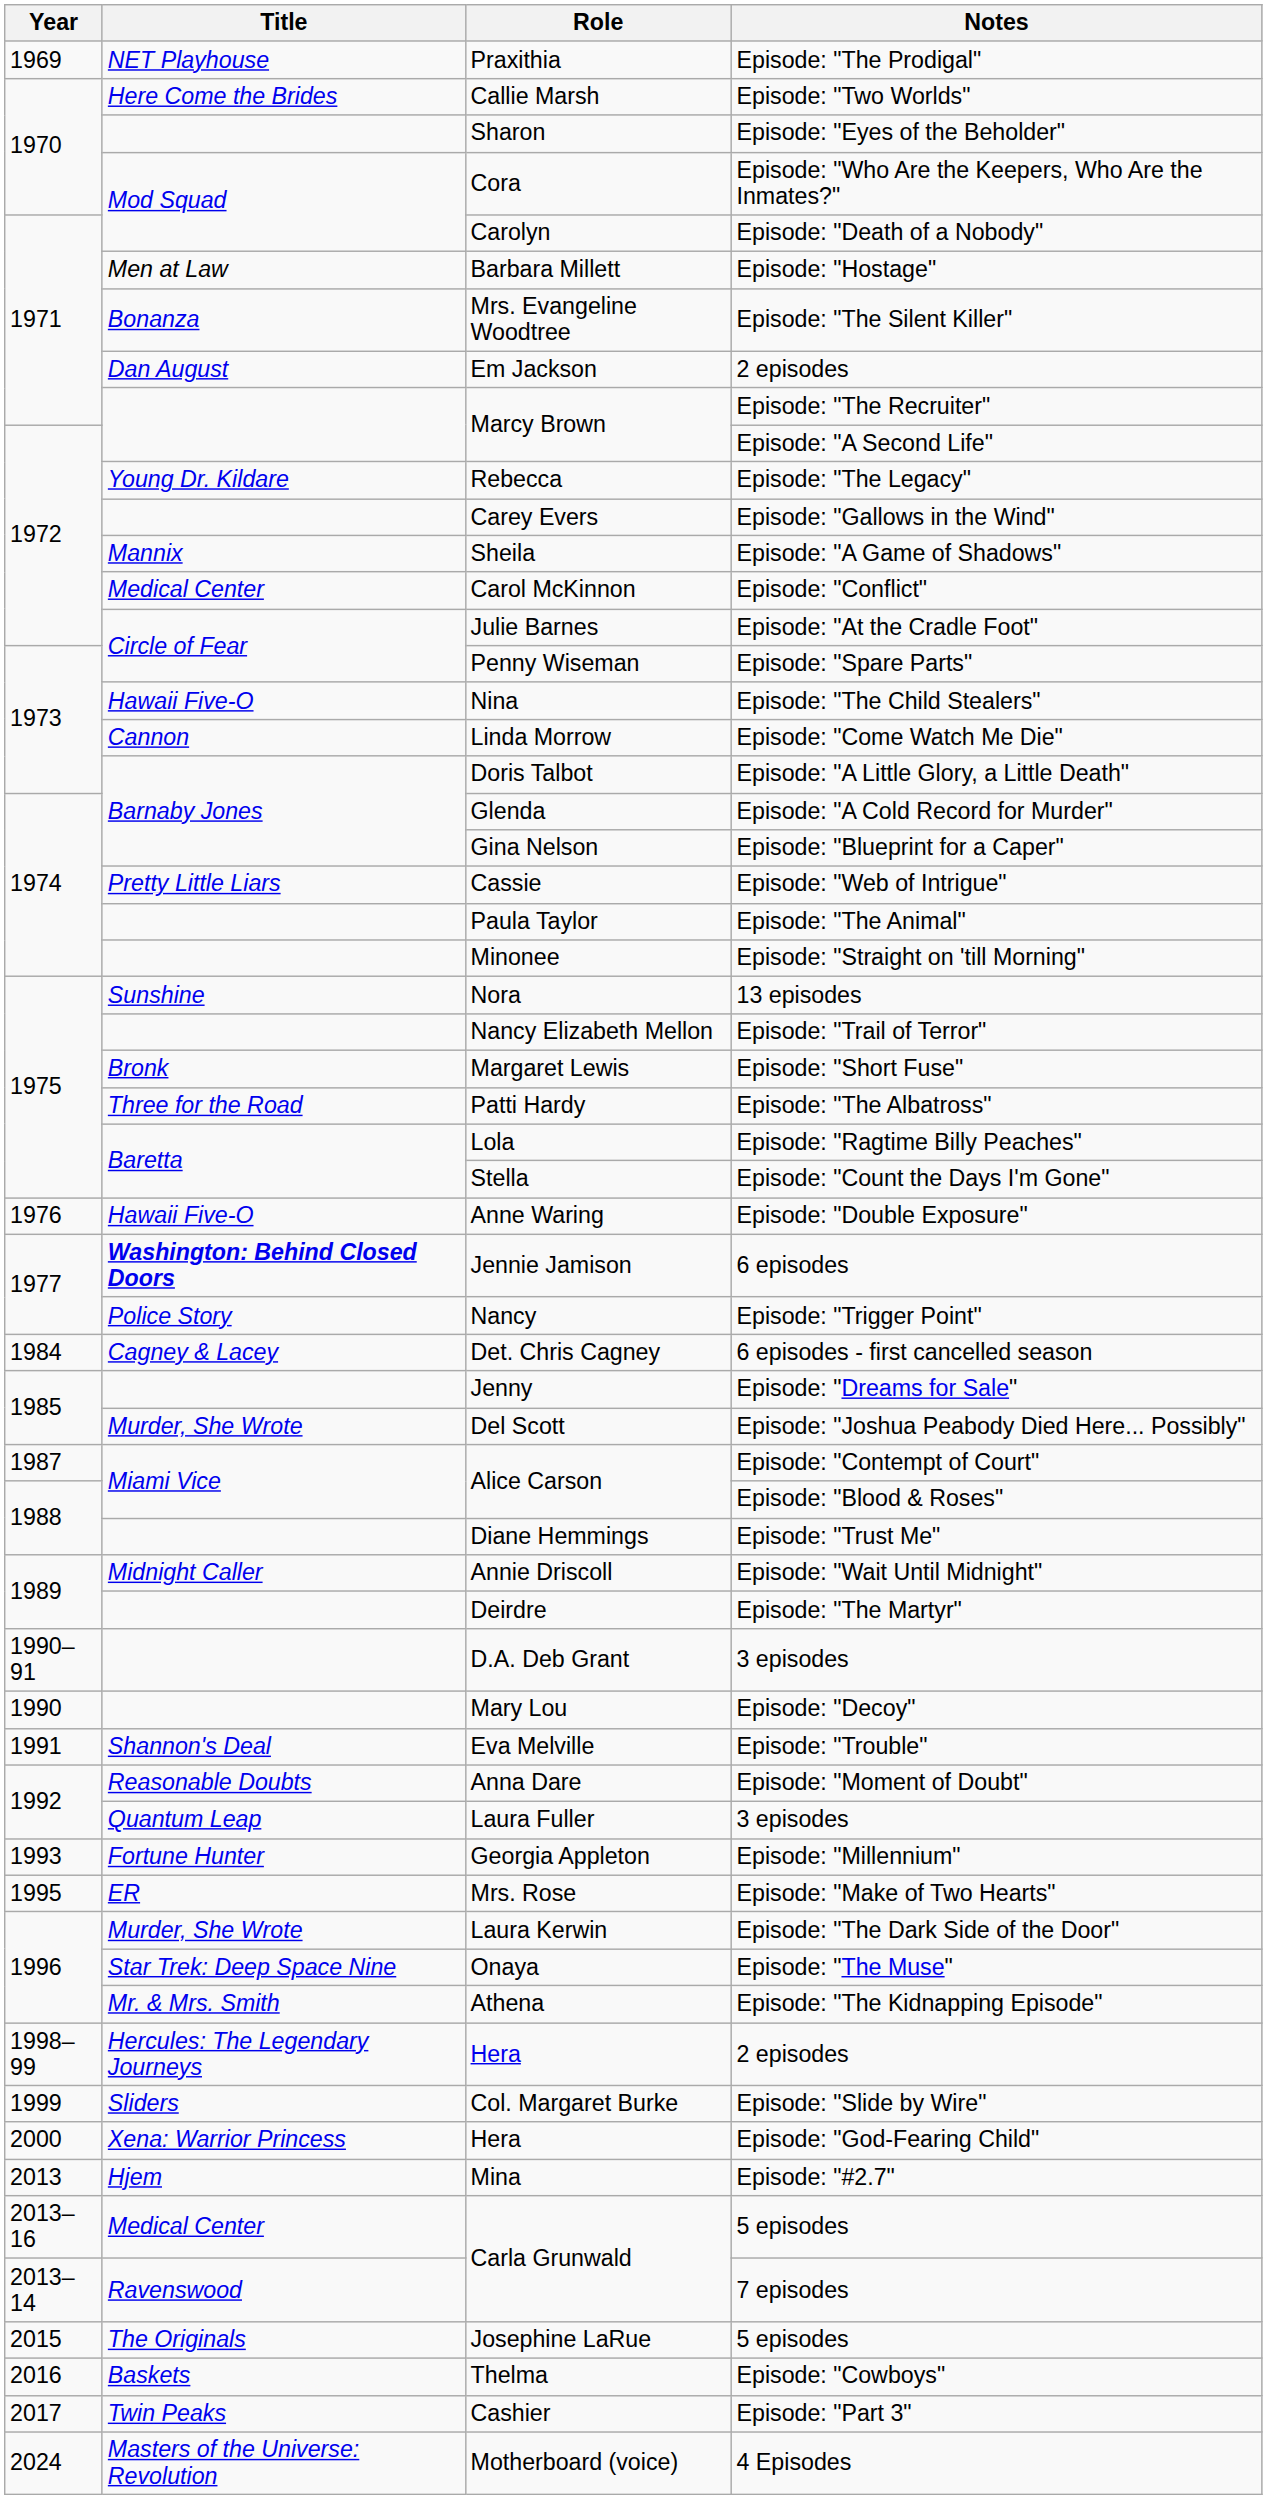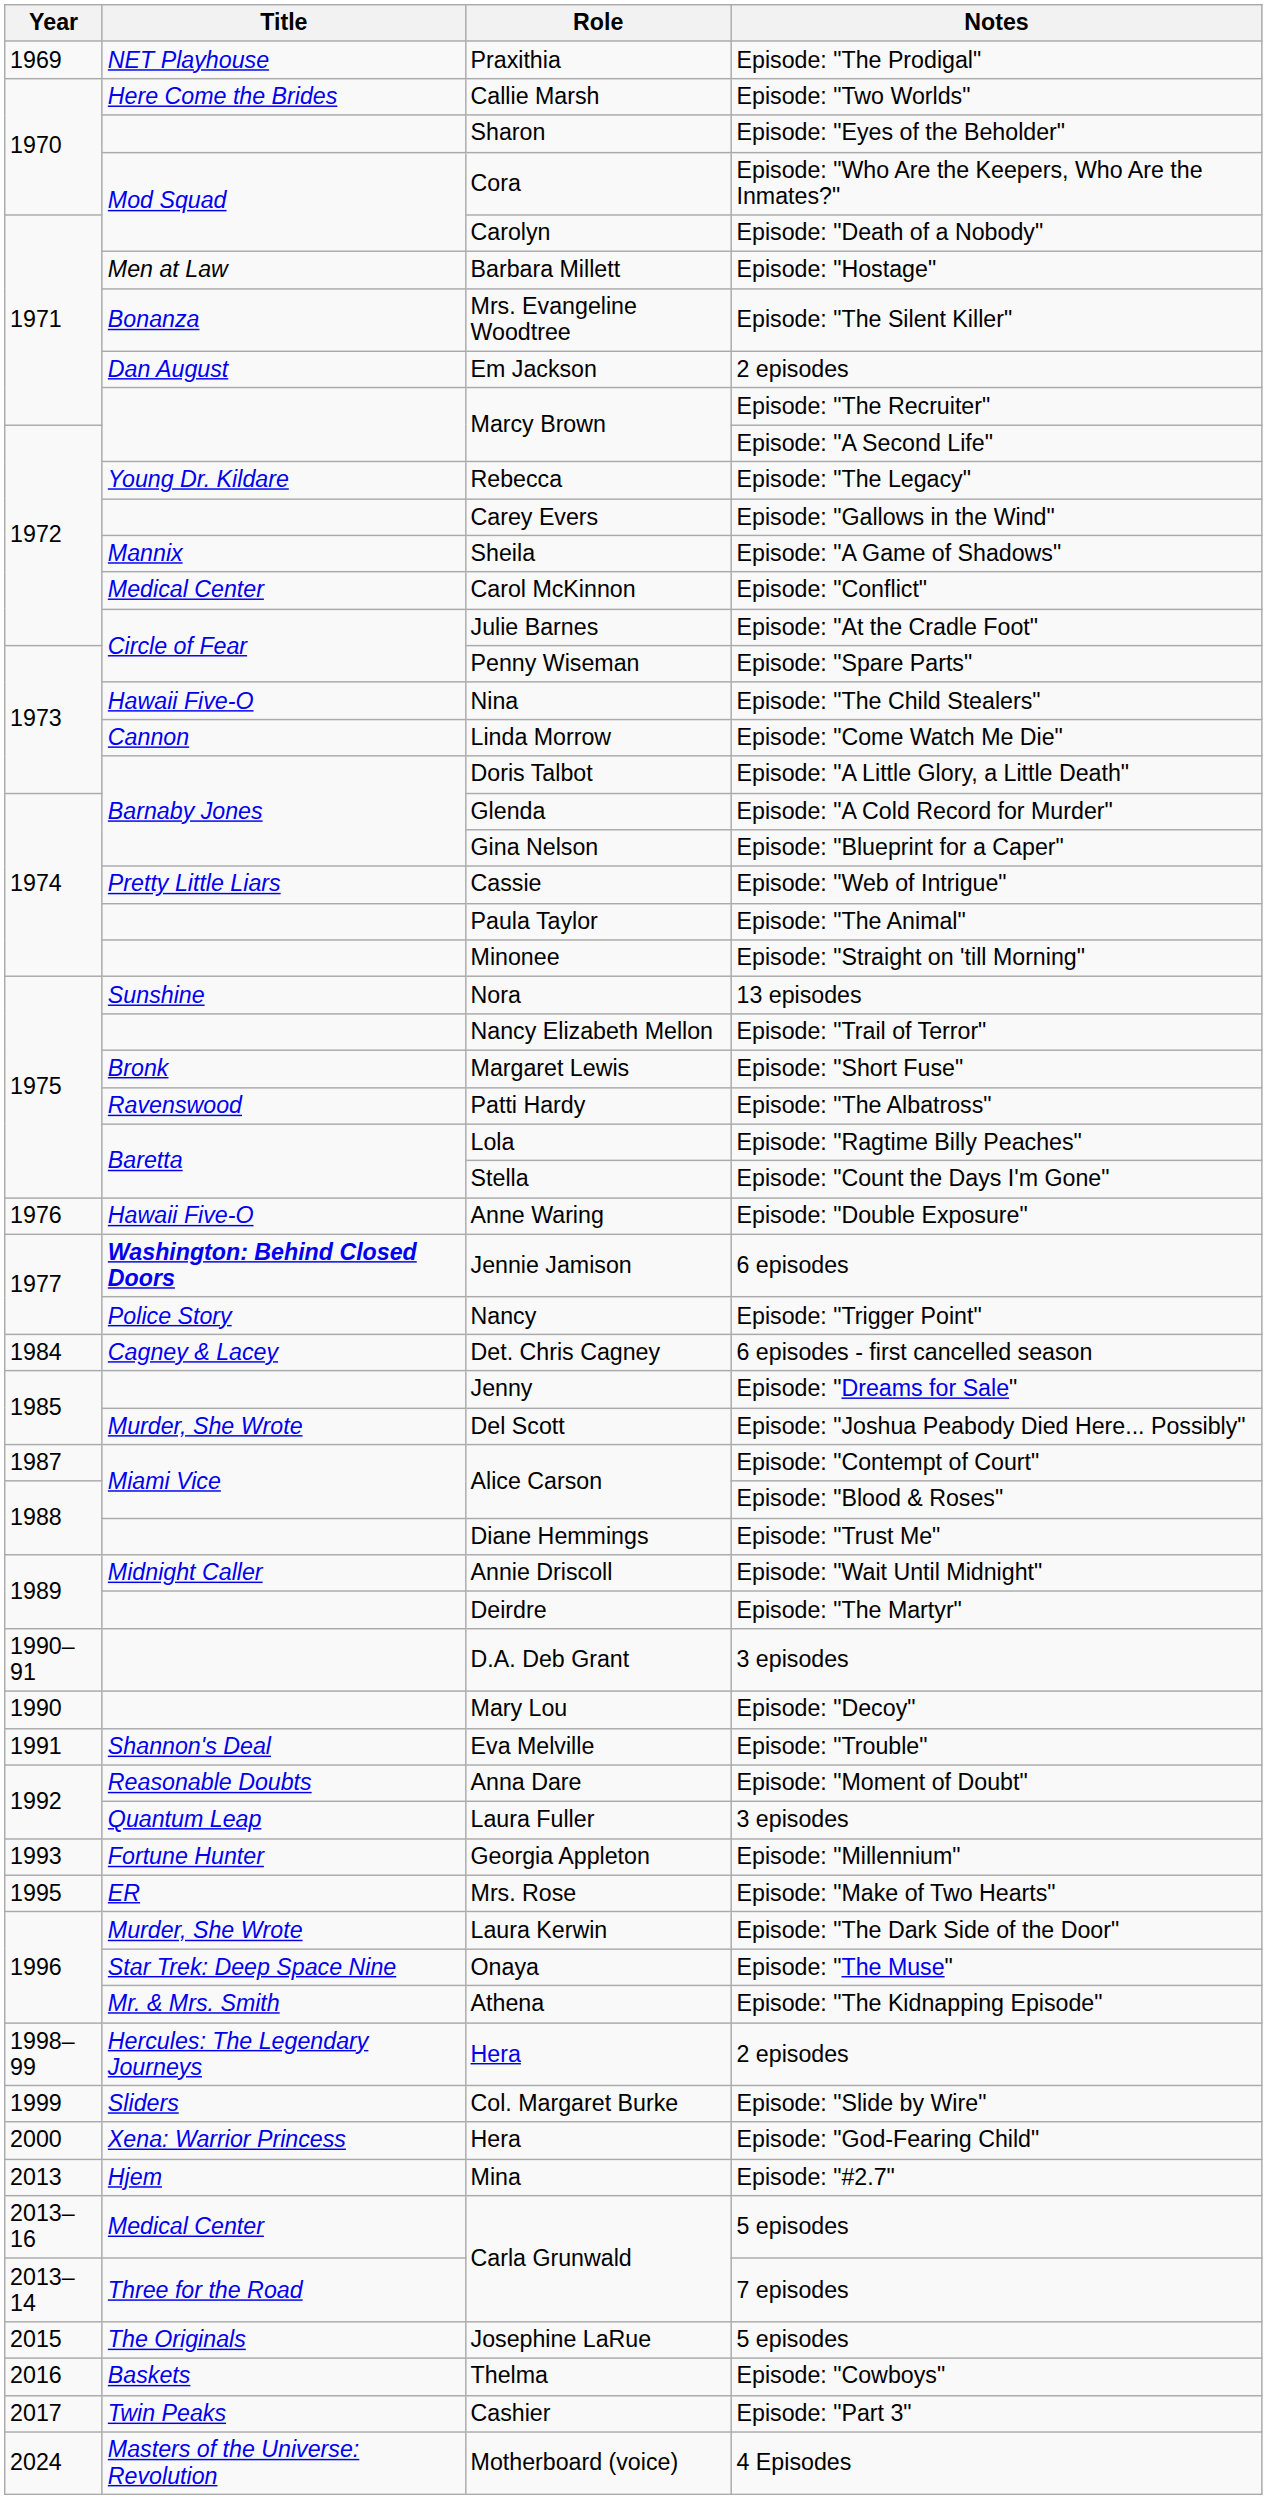(205, 1105) Three for the Road -> (175, 1105) Ravenswood
(175, 2289) Ravenswood -> (205, 2289) Three for the Road
